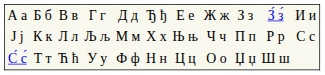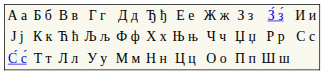(68, 37) Л л -> (68, 37) Ћ ћ
(128, 37) М м -> (128, 37) Ф ф
(245, 37) П п -> (245, 37) Џ џ
(68, 58) Ћ ћ -> (68, 58) Л л
(128, 58) Ф ф -> (128, 58) М м
(245, 58) Џ џ -> (245, 58) П п
